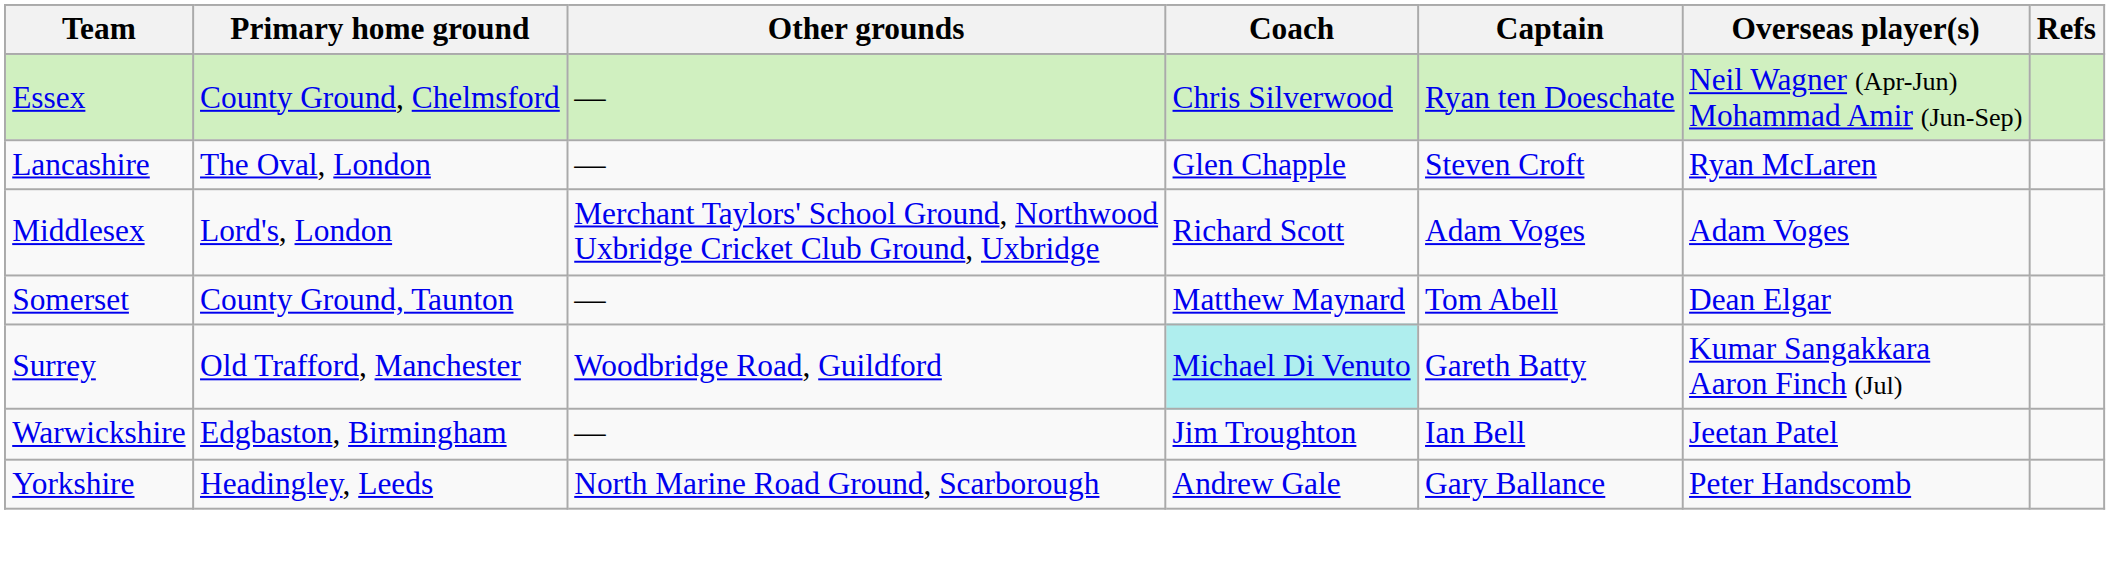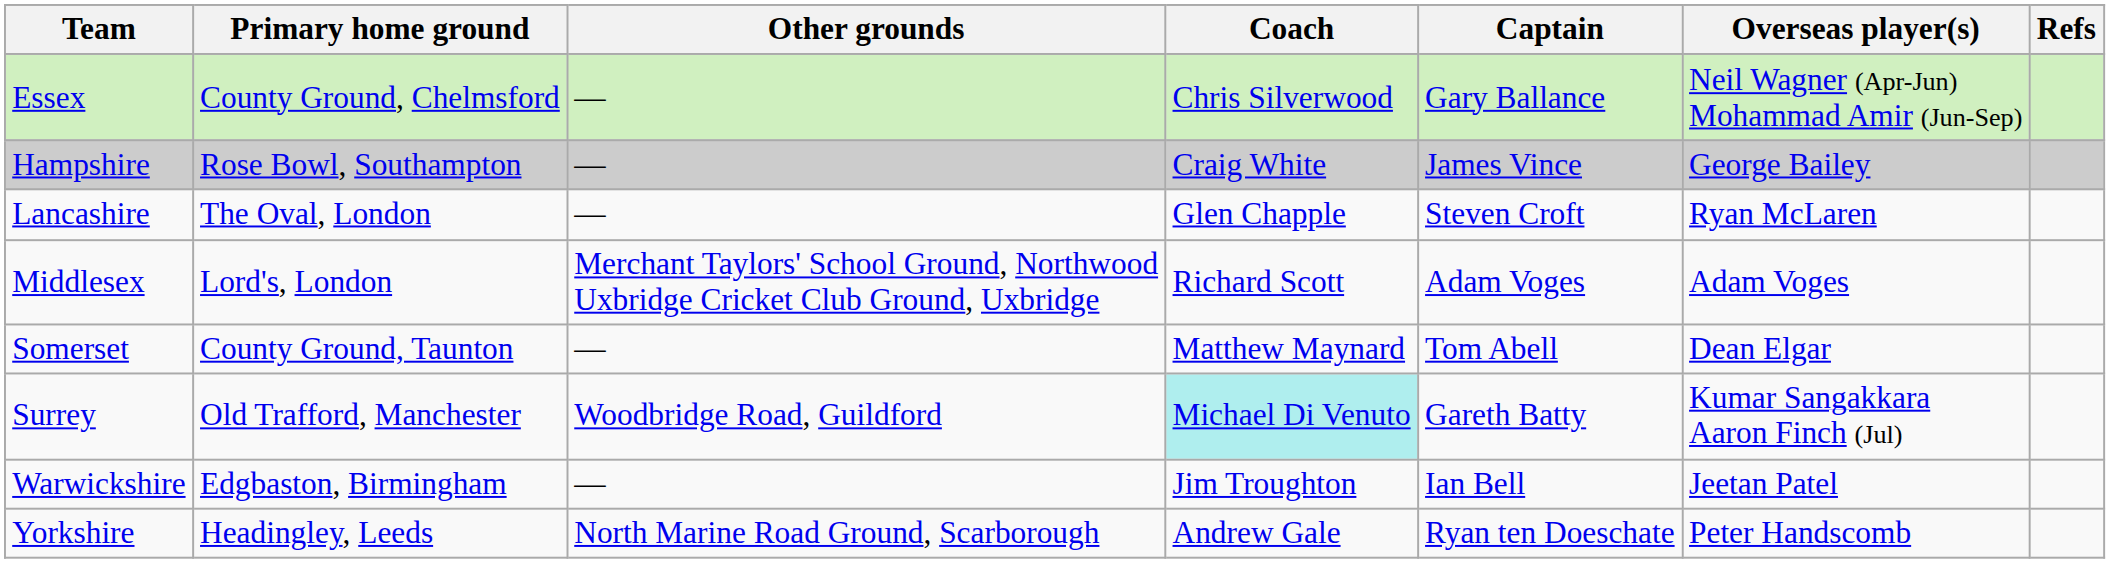(1550, 96) Ryan ten Doeschate -> (1515, 96) Gary Ballance
+ row: (81, 164)
(1515, 483) Gary Ballance -> (1550, 533) Ryan ten Doeschate
